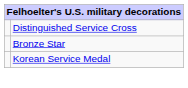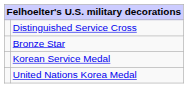+ row: (75, 75)
